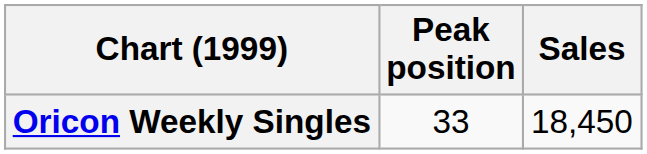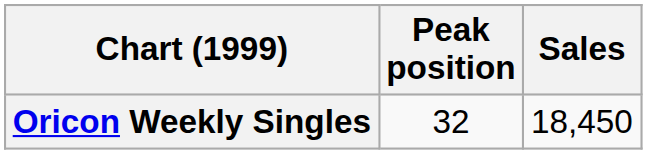(451, 121) 33 -> (451, 121) 32
